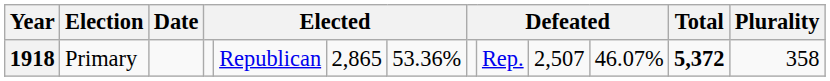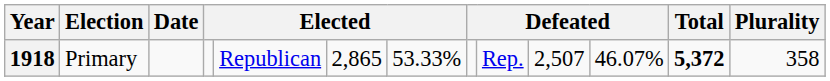(427, 57) 53.36% -> (427, 57) 53.33%
